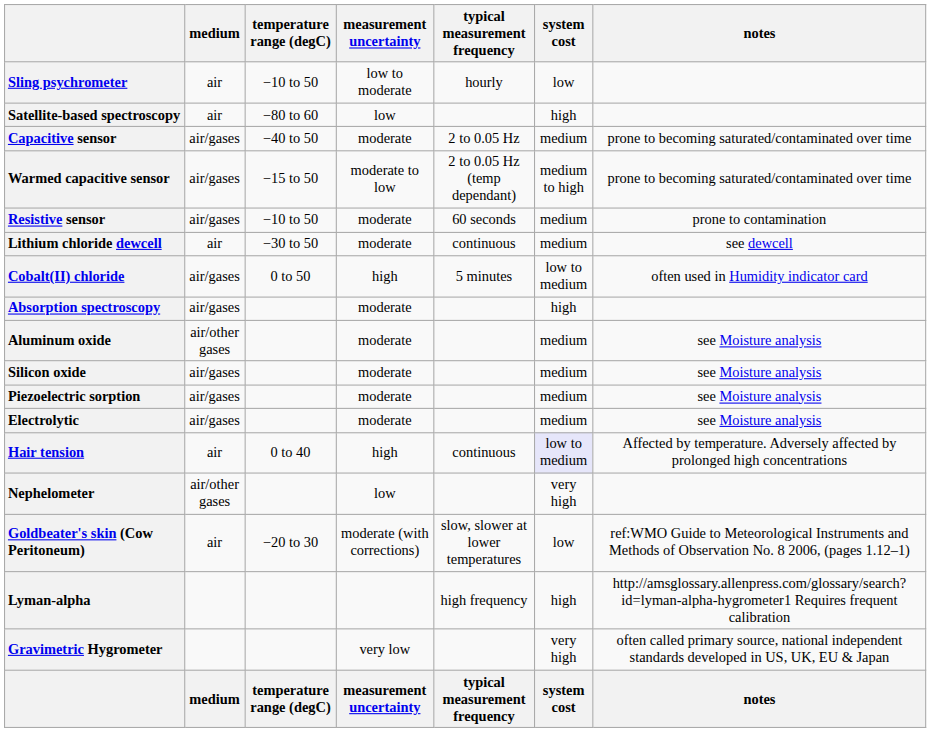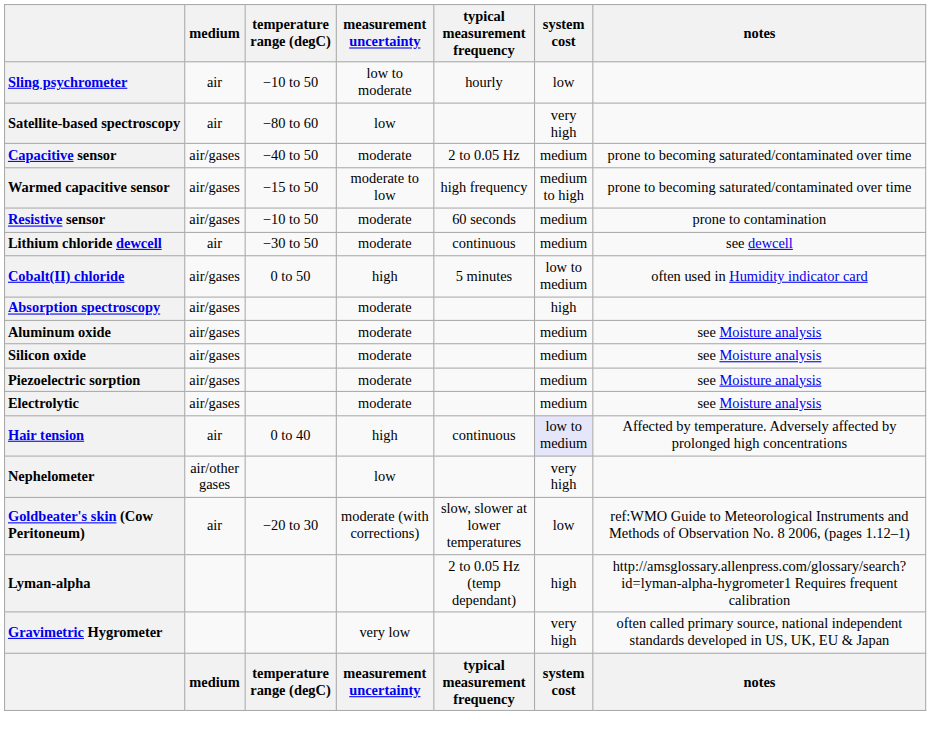(564, 114) high -> (564, 122) very high
(484, 178) 2 to 0.05 Hz (temp dependant) -> (484, 187) high frequency
(215, 340) air/other gases -> (215, 331) air/gases
(484, 600) high frequency -> (484, 583) 2 to 0.05 Hz (temp dependant)
